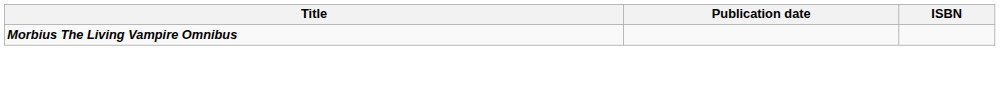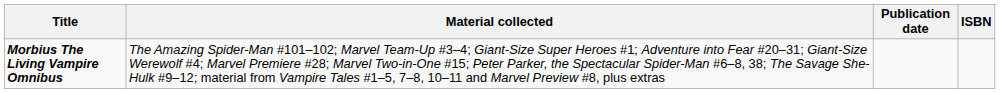+ column: (499, 21)
